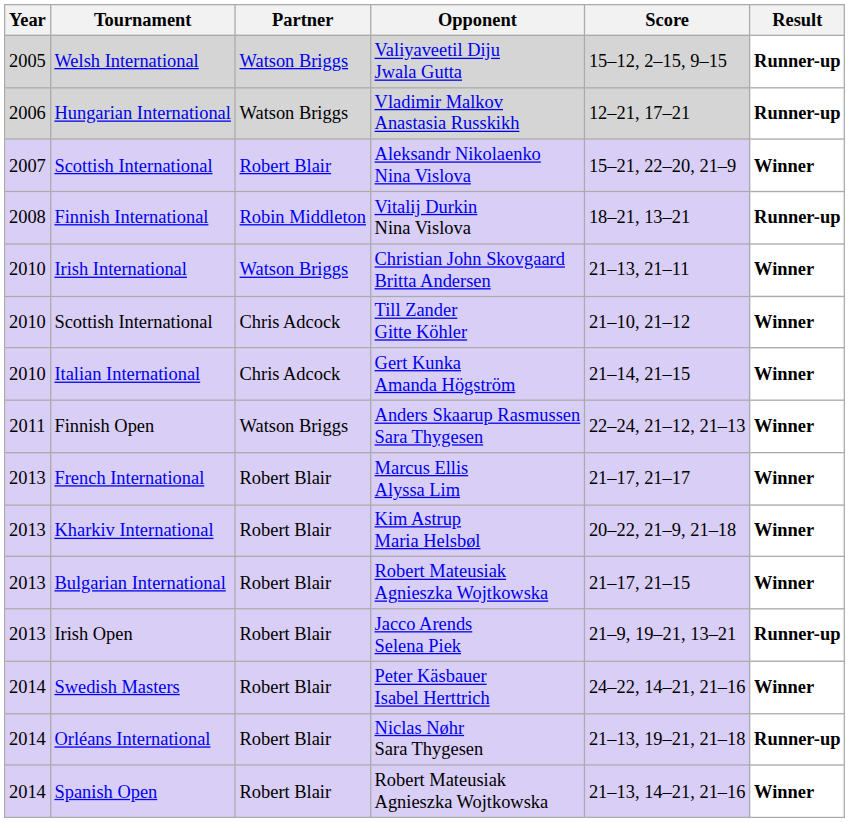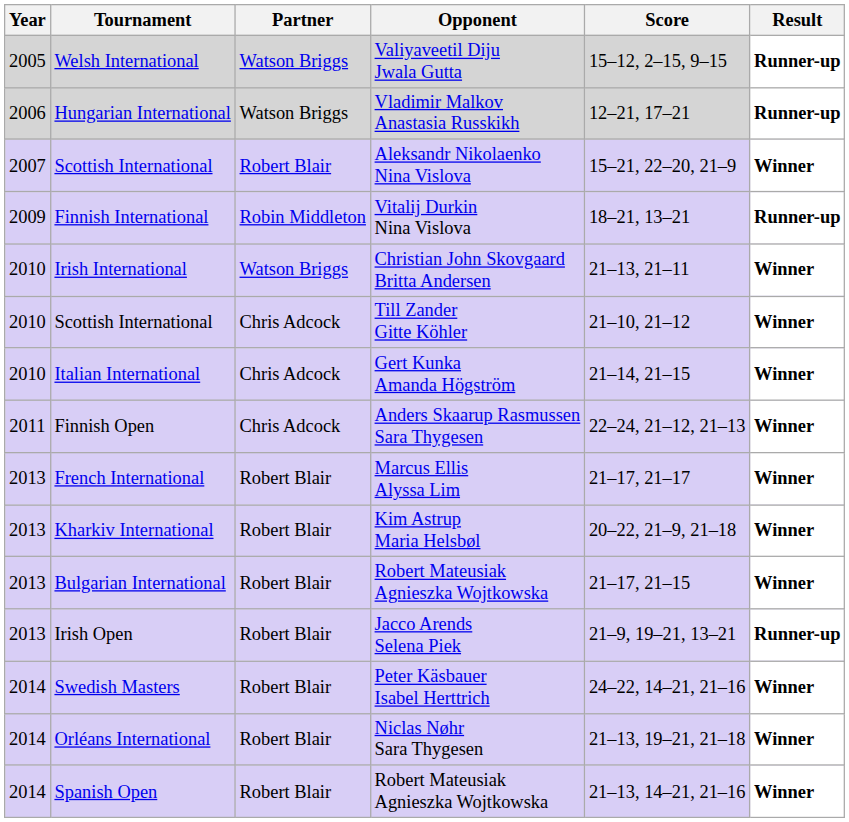(27, 217) 2008 -> (27, 217) 2009
(294, 426) Watson Briggs -> (290, 426) Chris Adcock
(797, 739) Runner-up -> (784, 739) Winner
